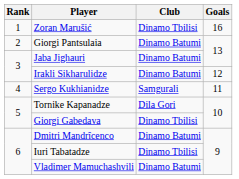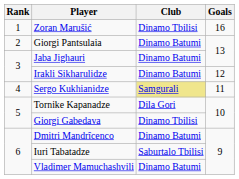(158, 89) no background -> (158, 89) khaki background
(168, 151) Dinamo Tbilisi -> (171, 151) Saburtalo Tbilisi
